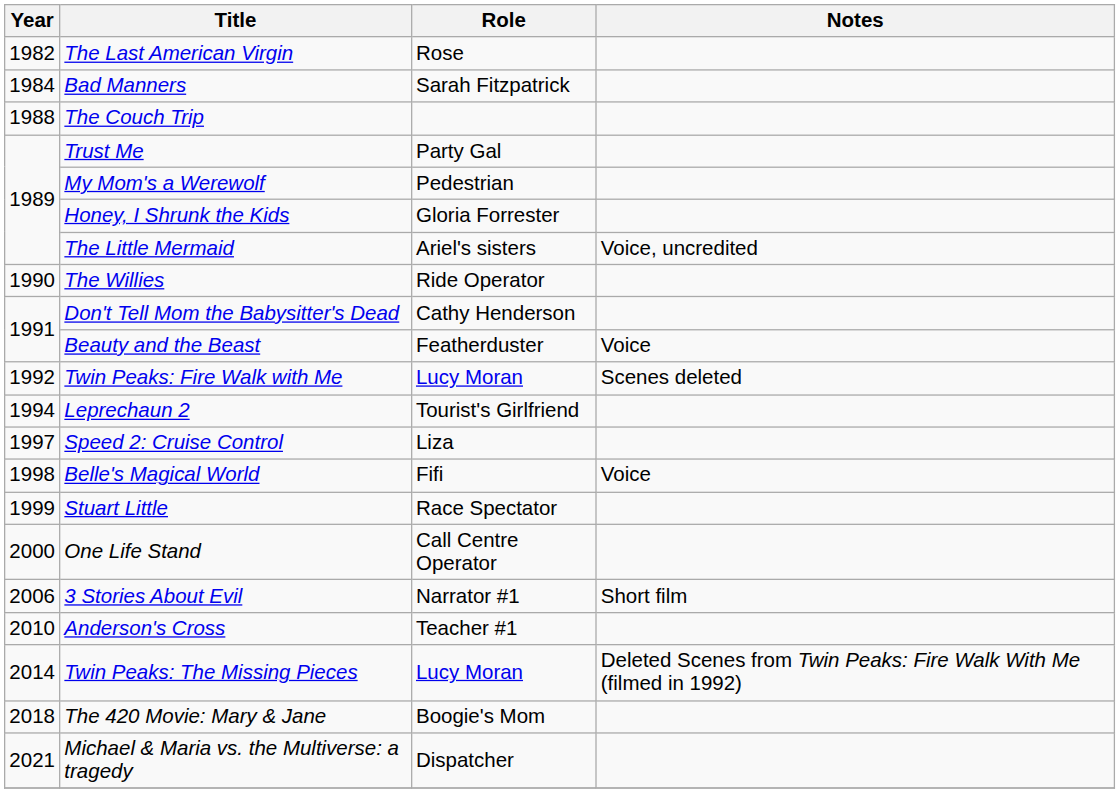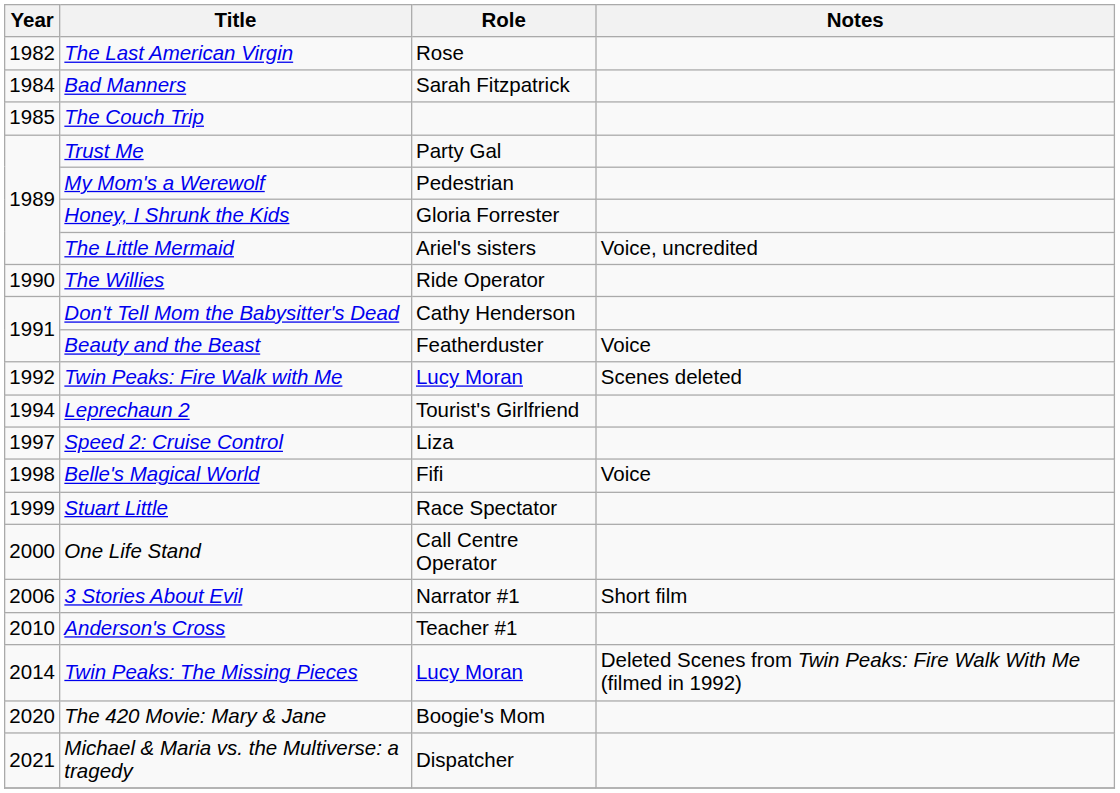(32, 118) 1988 -> (32, 118) 1985
(32, 716) 2018 -> (32, 716) 2020
